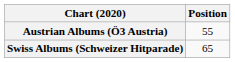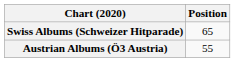rows swapped: (95, 31) <-> (95, 48)
